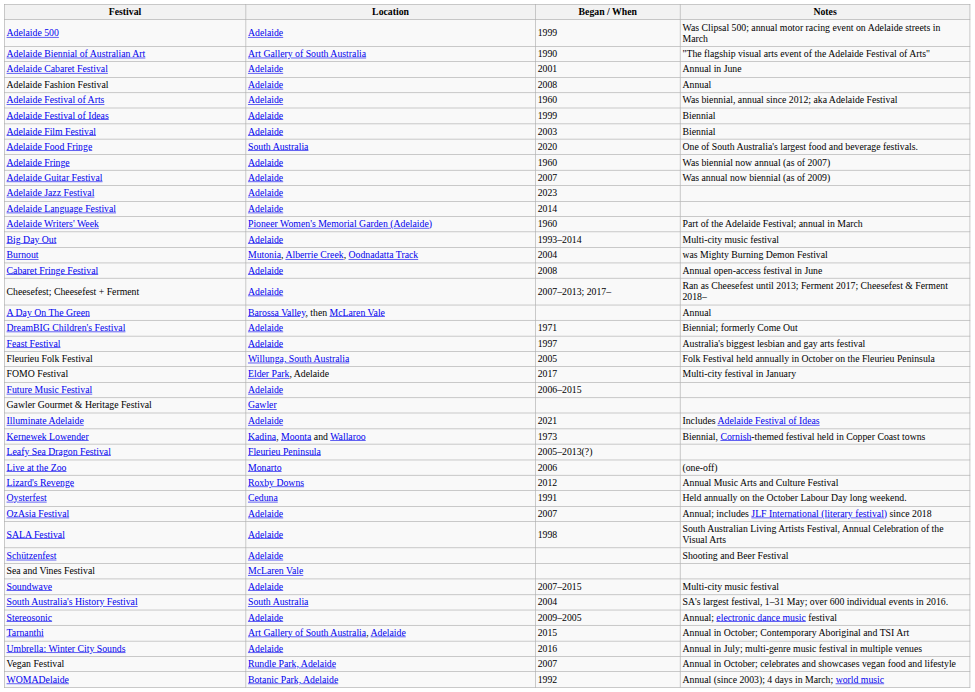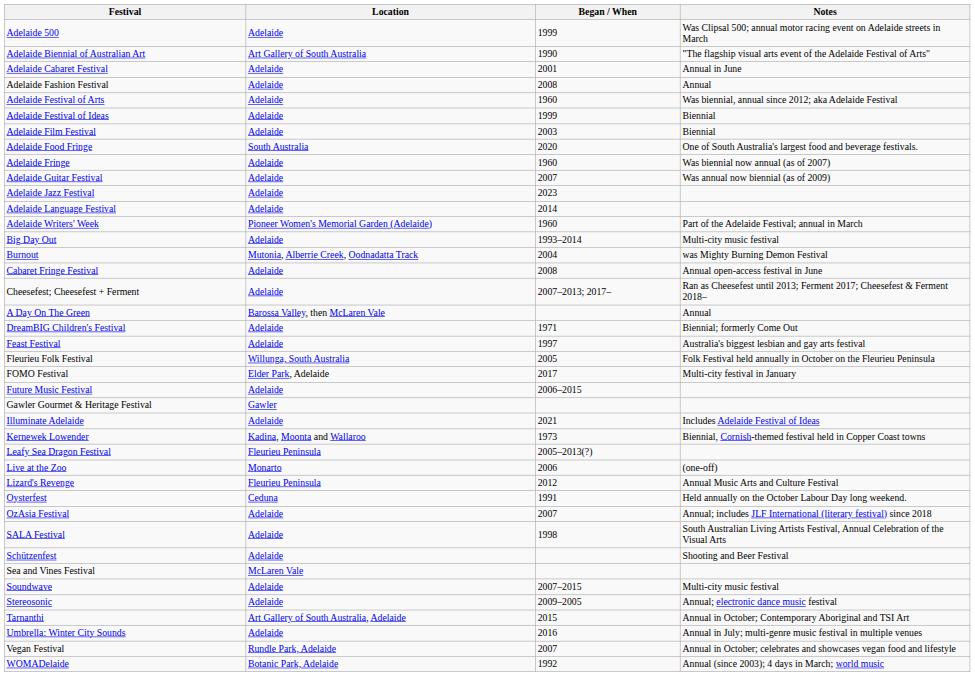(276, 483) Roxby Downs -> (284, 483) Fleurieu Peninsula
- row: (72, 602)
